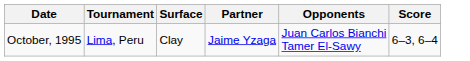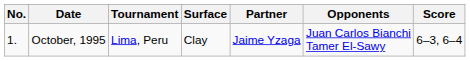+ column: (17, 13)
